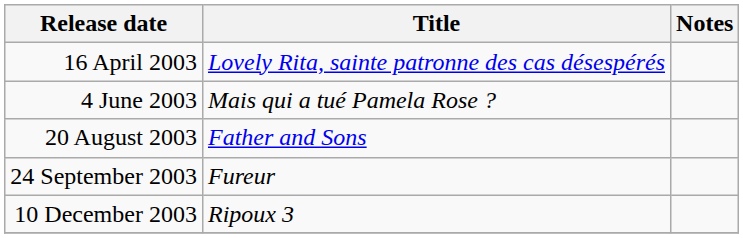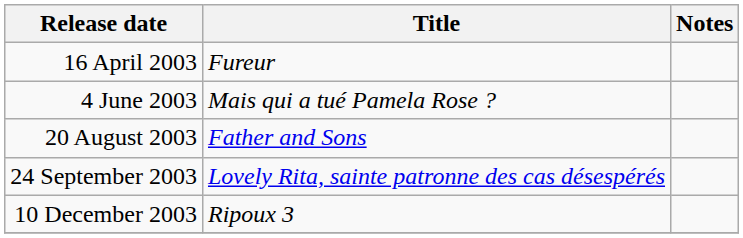(436, 61) Lovely Rita, sainte patronne des cas désespérés -> (242, 61) Fureur
(242, 175) Fureur -> (436, 175) Lovely Rita, sainte patronne des cas désespérés
